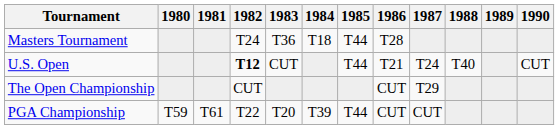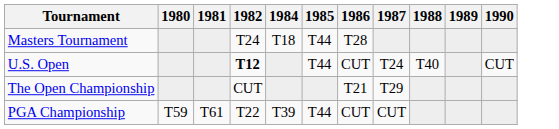- column: (284, 16)
(391, 64) T21 -> (356, 64) CUT
(391, 88) CUT -> (356, 88) T21
